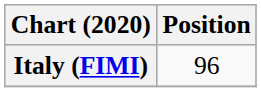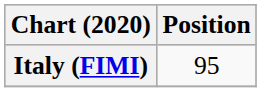(207, 65) 96 -> (207, 65) 95
